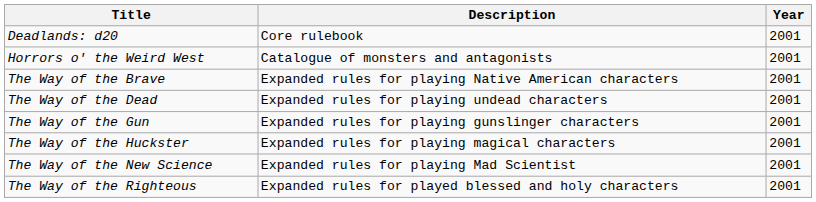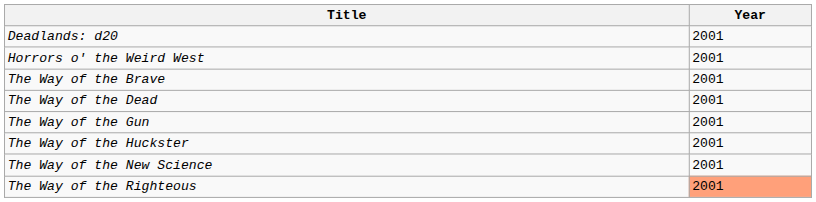- column: (512, 15)
(785, 186) no background -> (708, 186) lightsalmon background
